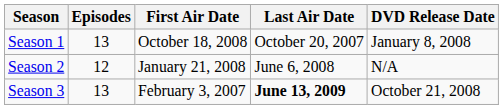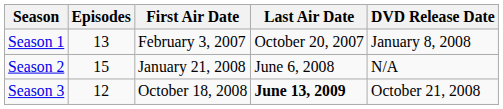(193, 41) October 18, 2008 -> (192, 41) February 3, 2007
(101, 66) 12 -> (101, 66) 15
(101, 91) 13 -> (101, 91) 12
(192, 91) February 3, 2007 -> (193, 91) October 18, 2008
